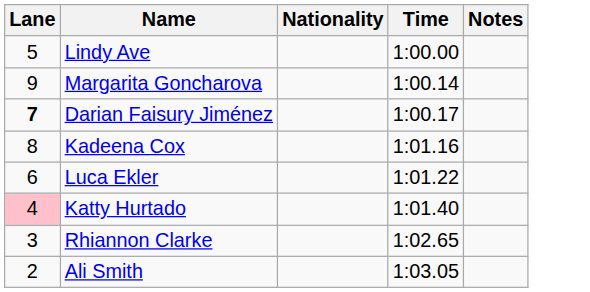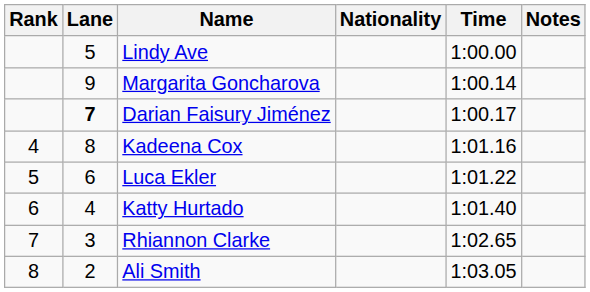+ column: (33, 20)
(32, 209) pink background -> (90, 209) no background
